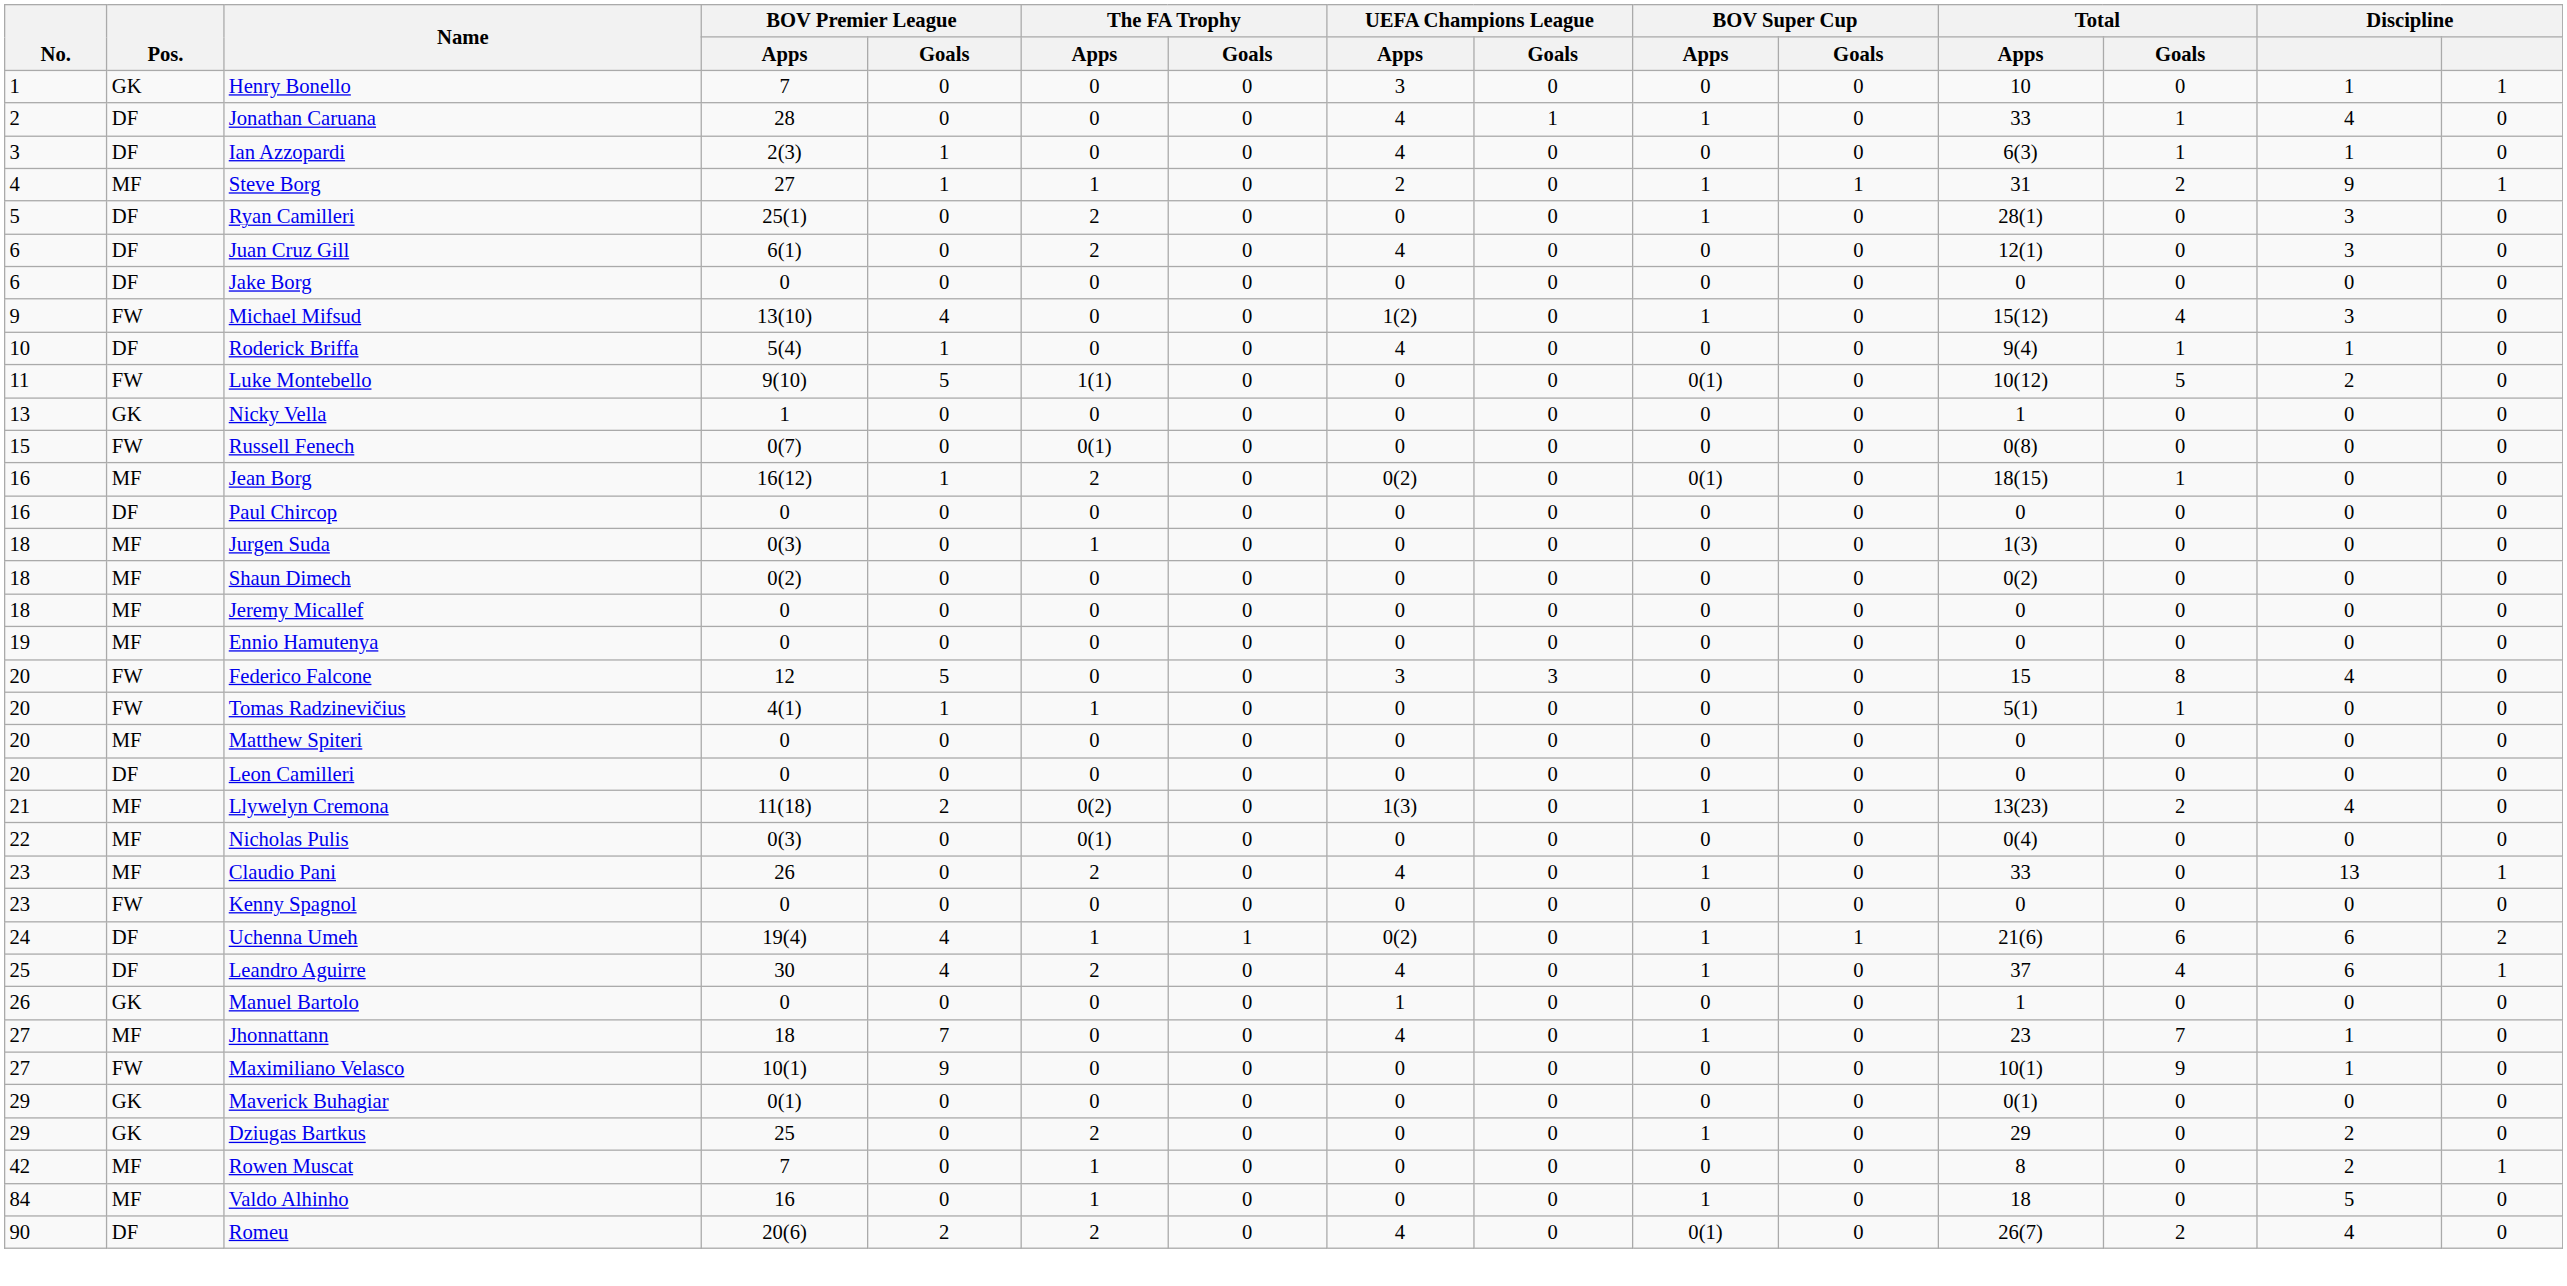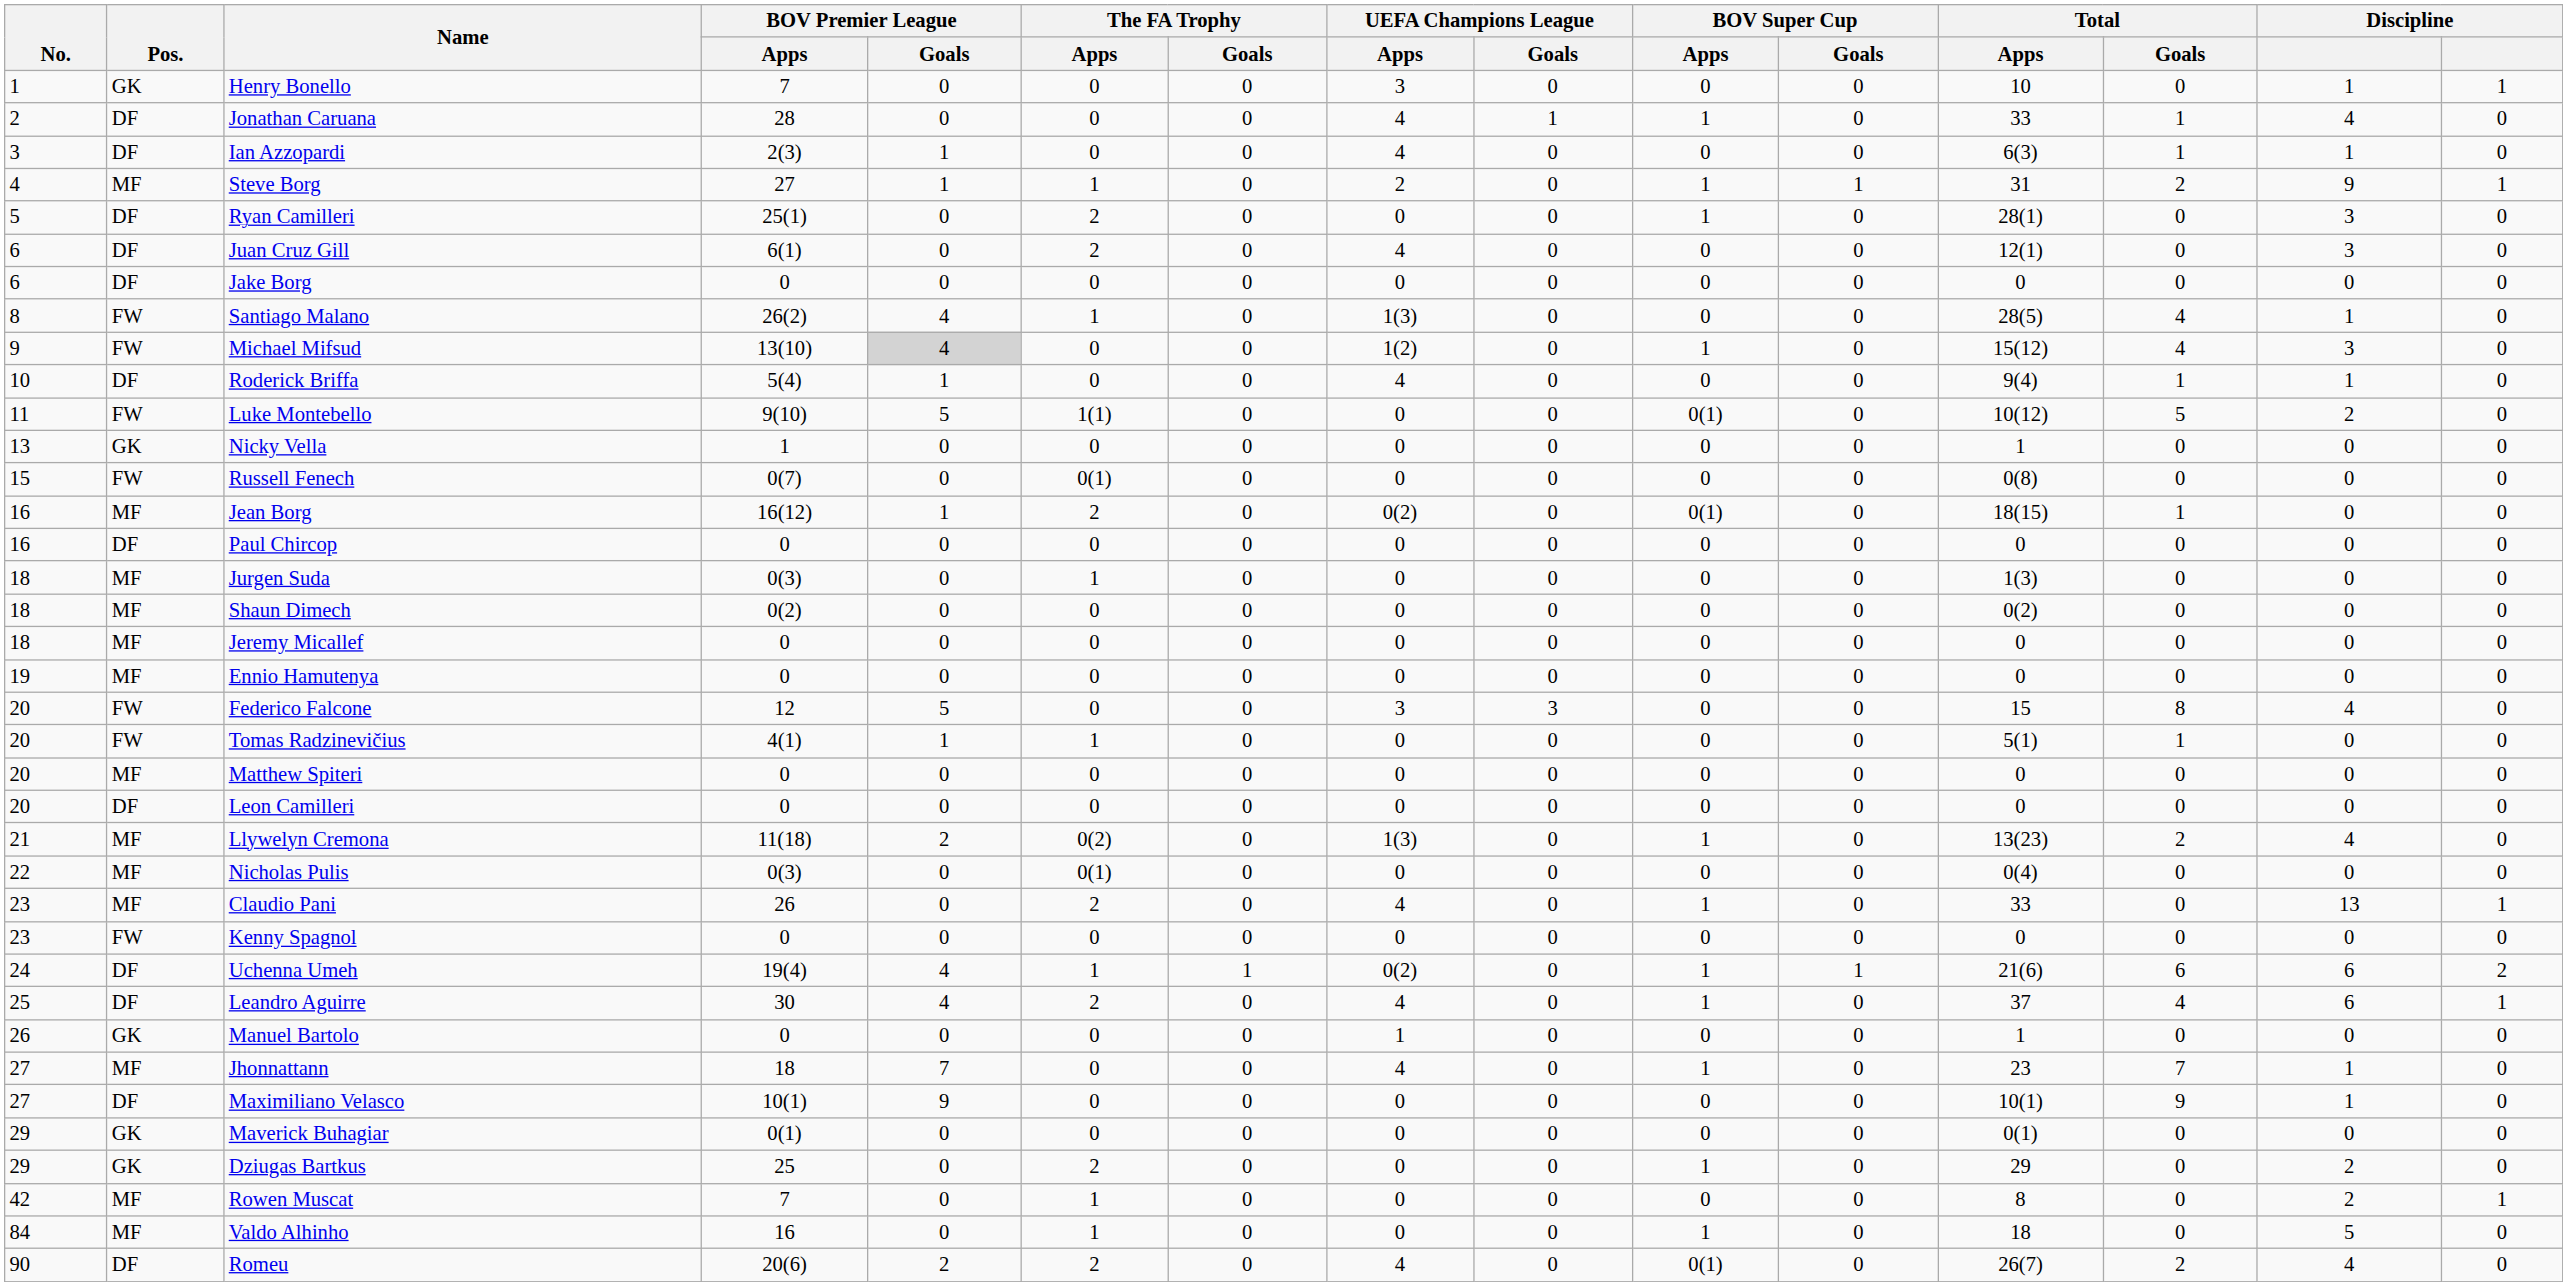+ row: (299, 315)
(944, 315) no background -> (944, 348) lightgrey background
(127, 1068) FW -> (125, 1101) DF
